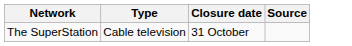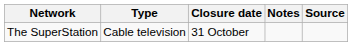+ column: (284, 13)
